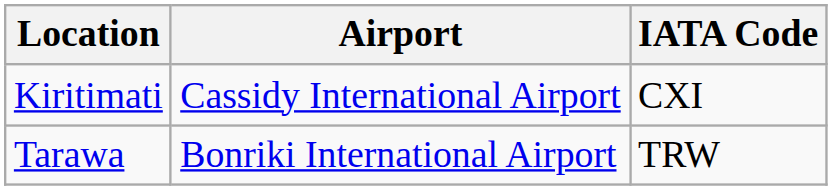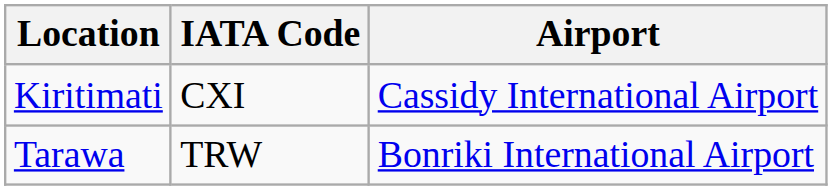columns swapped: (400, 34) <-> (728, 34)
